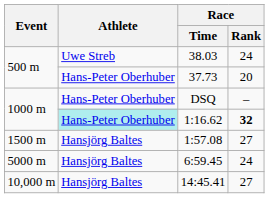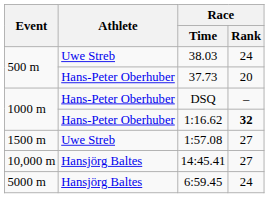(118, 119) paleturquoise background -> (118, 119) no background
(102, 140) Hansjörg Baltes -> (88, 140) Uwe Streb
rows swapped: (203, 161) <-> (203, 182)
